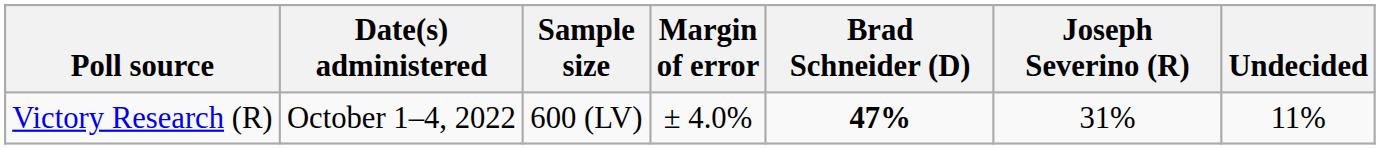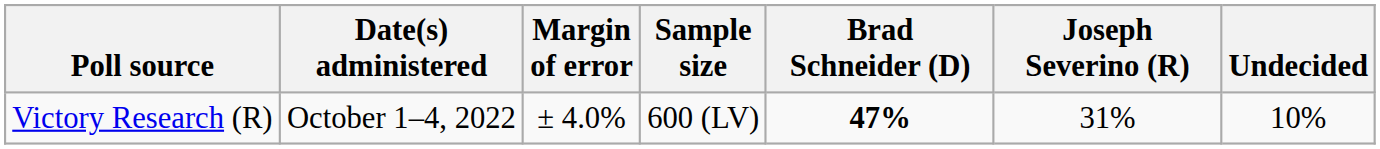columns swapped: (586, 48) <-> (708, 48)
(1298, 116) 11% -> (1298, 116) 10%
